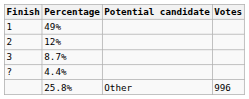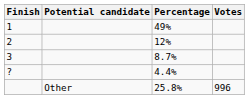columns swapped: (157, 12) <-> (72, 12)
